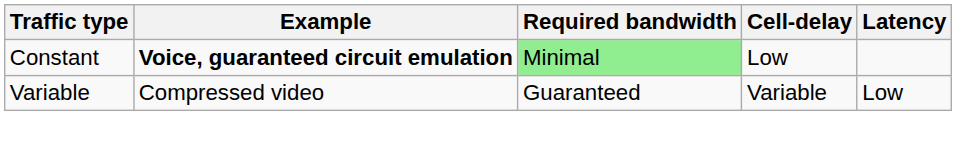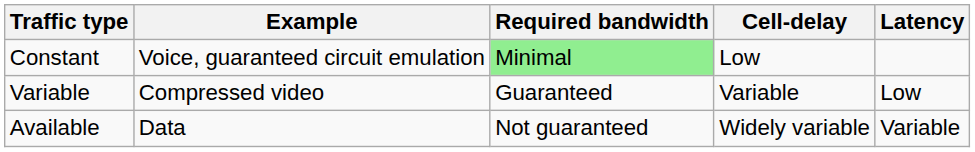(326, 57) bold -> (312, 57) normal
+ row: (55, 127)
